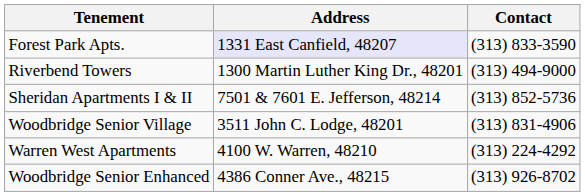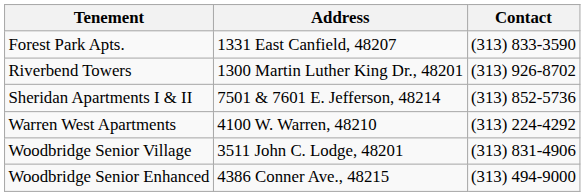(307, 44) lavender background -> (307, 44) no background
(523, 71) (313) 494-9000 -> (523, 71) (313) 926-8702
rows swapped: (92, 151) <-> (100, 124)
(523, 177) (313) 926-8702 -> (523, 177) (313) 494-9000
